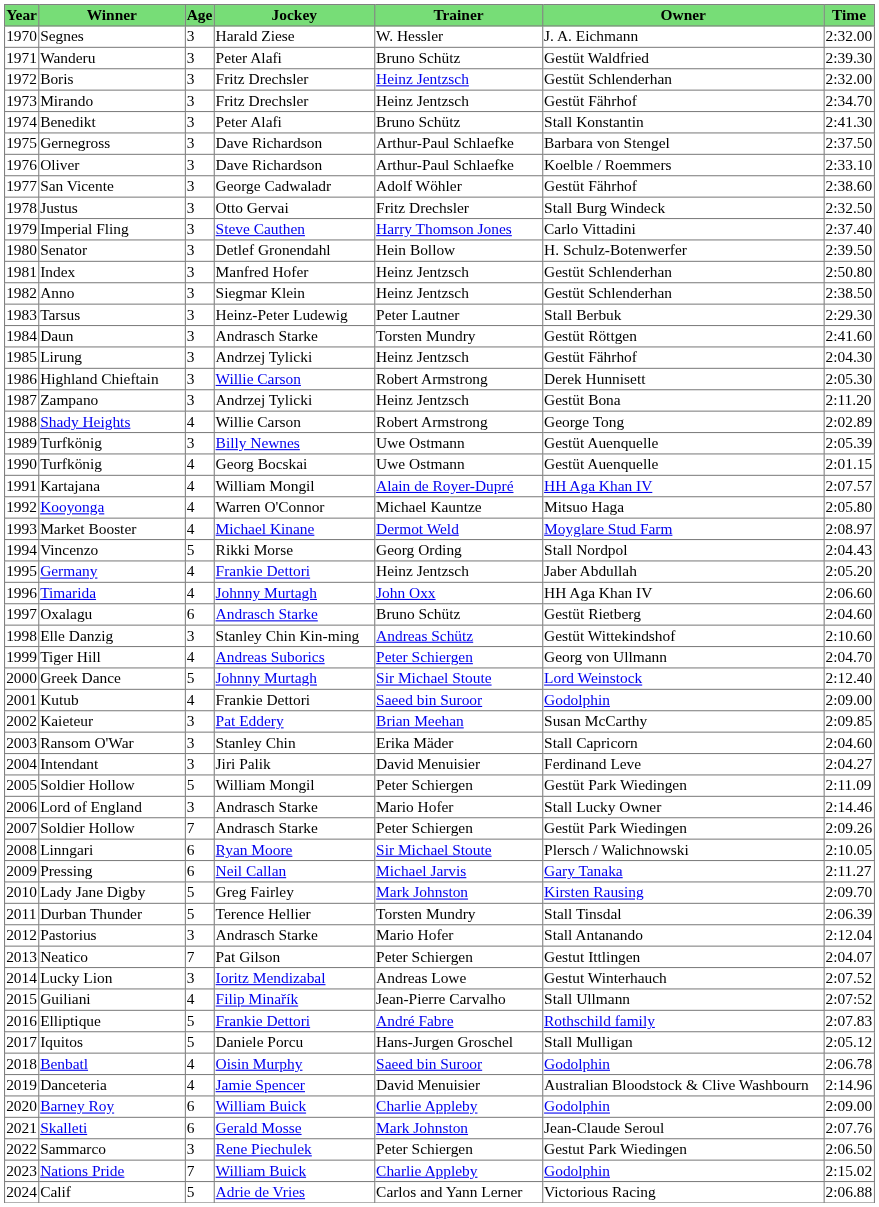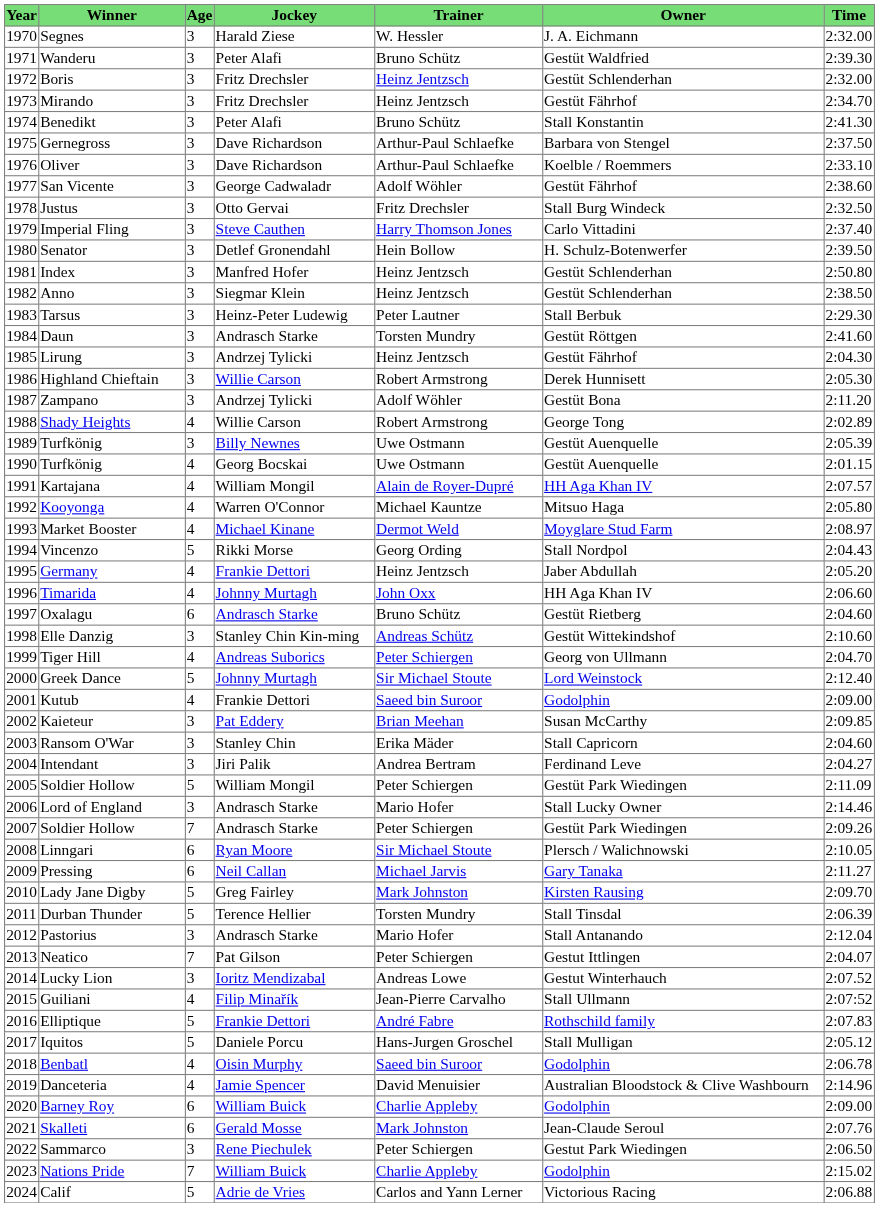(423, 400) Heinz Jentzsch -> (419, 400) Adolf Wöhler
(428, 764) David Menuisier -> (426, 764) Andrea Bertram
